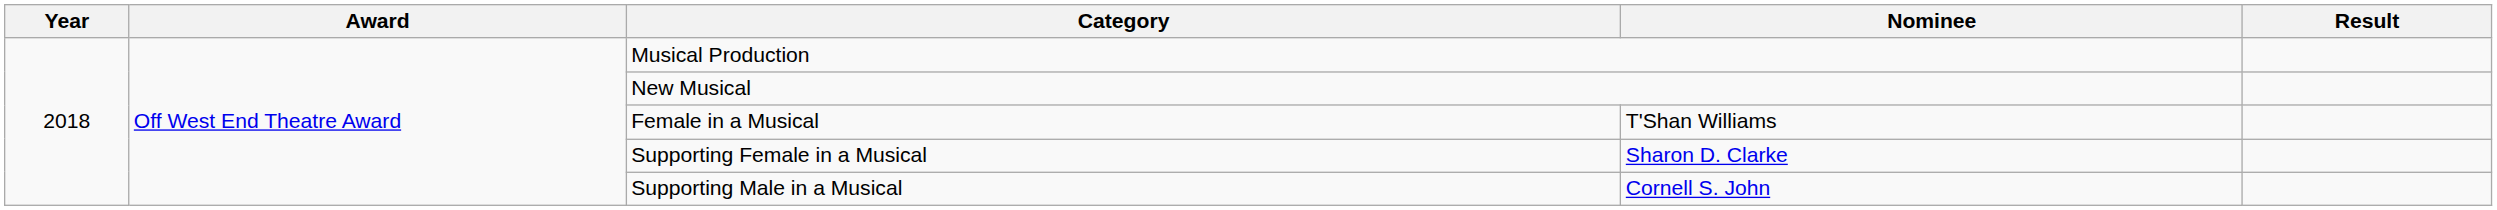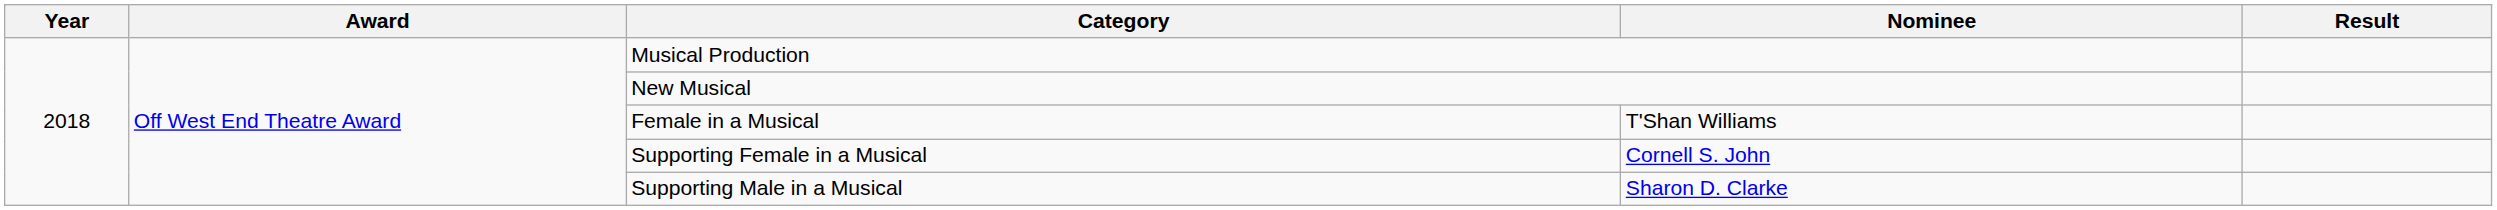(1707, 155) Sharon D. Clarke -> (1698, 155) Cornell S. John
(1698, 188) Cornell S. John -> (1707, 188) Sharon D. Clarke
